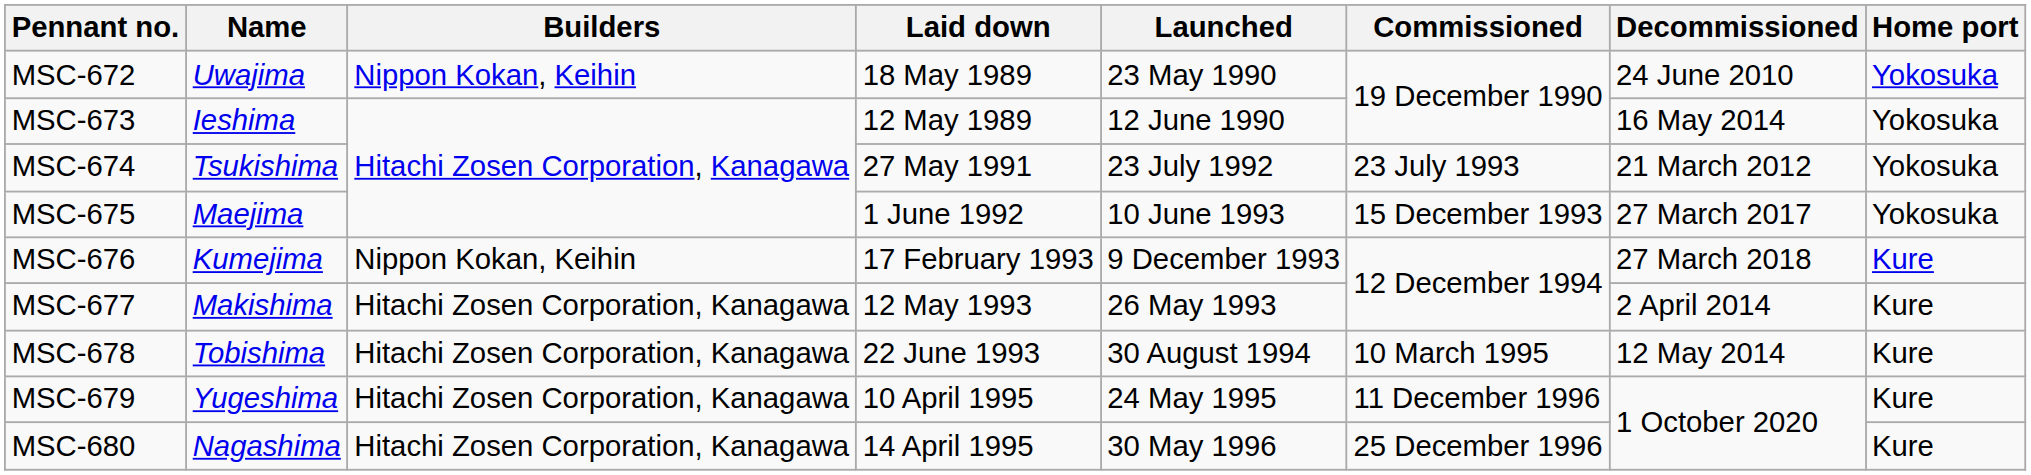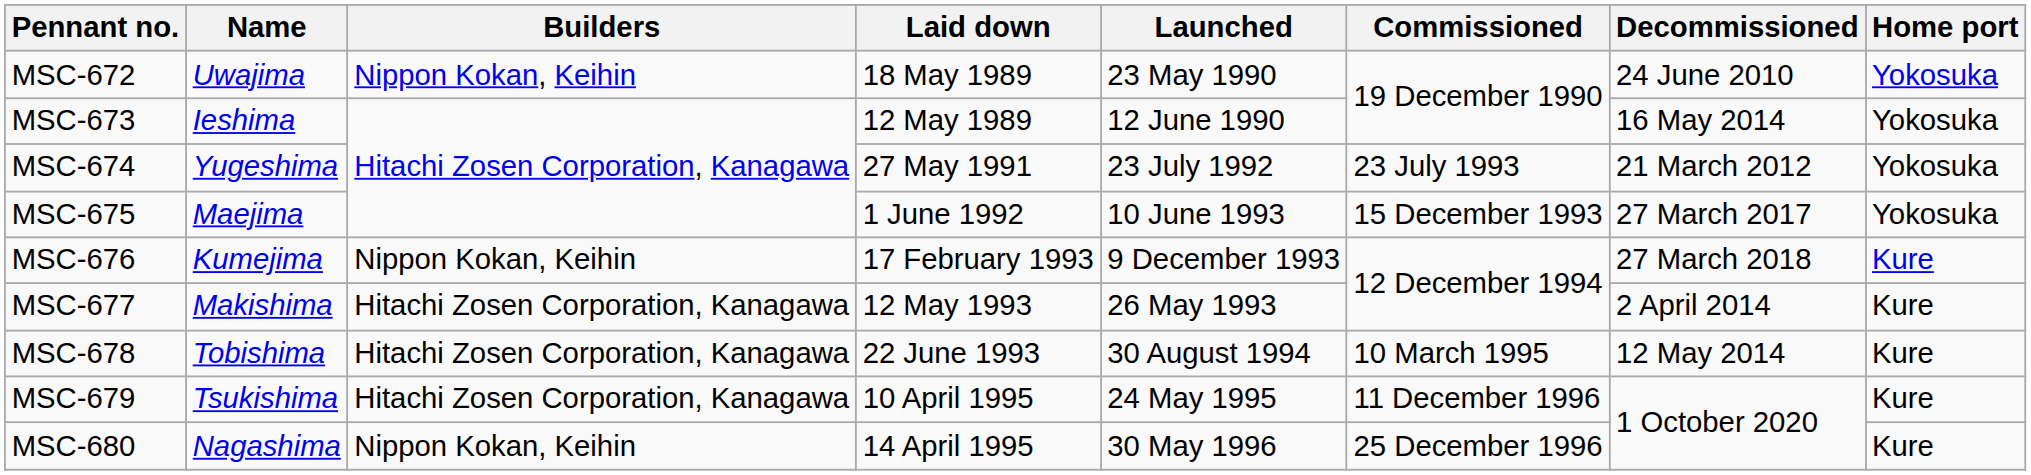(265, 167) Tsukishima -> (265, 167) Yugeshima
(265, 399) Yugeshima -> (265, 399) Tsukishima
(602, 445) Hitachi Zosen Corporation, Kanagawa -> (495, 445) Nippon Kokan, Keihin
